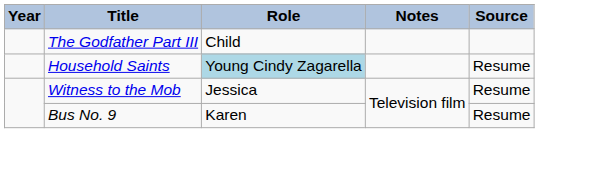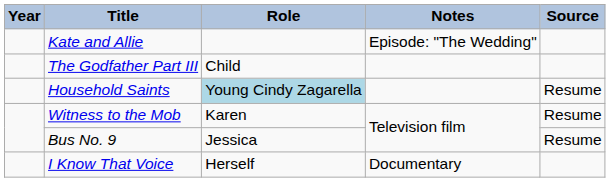+ row: (96, 41)
(231, 90) Jessica -> (226, 115) Karen
(226, 115) Karen -> (231, 139) Jessica
+ row: (111, 164)
